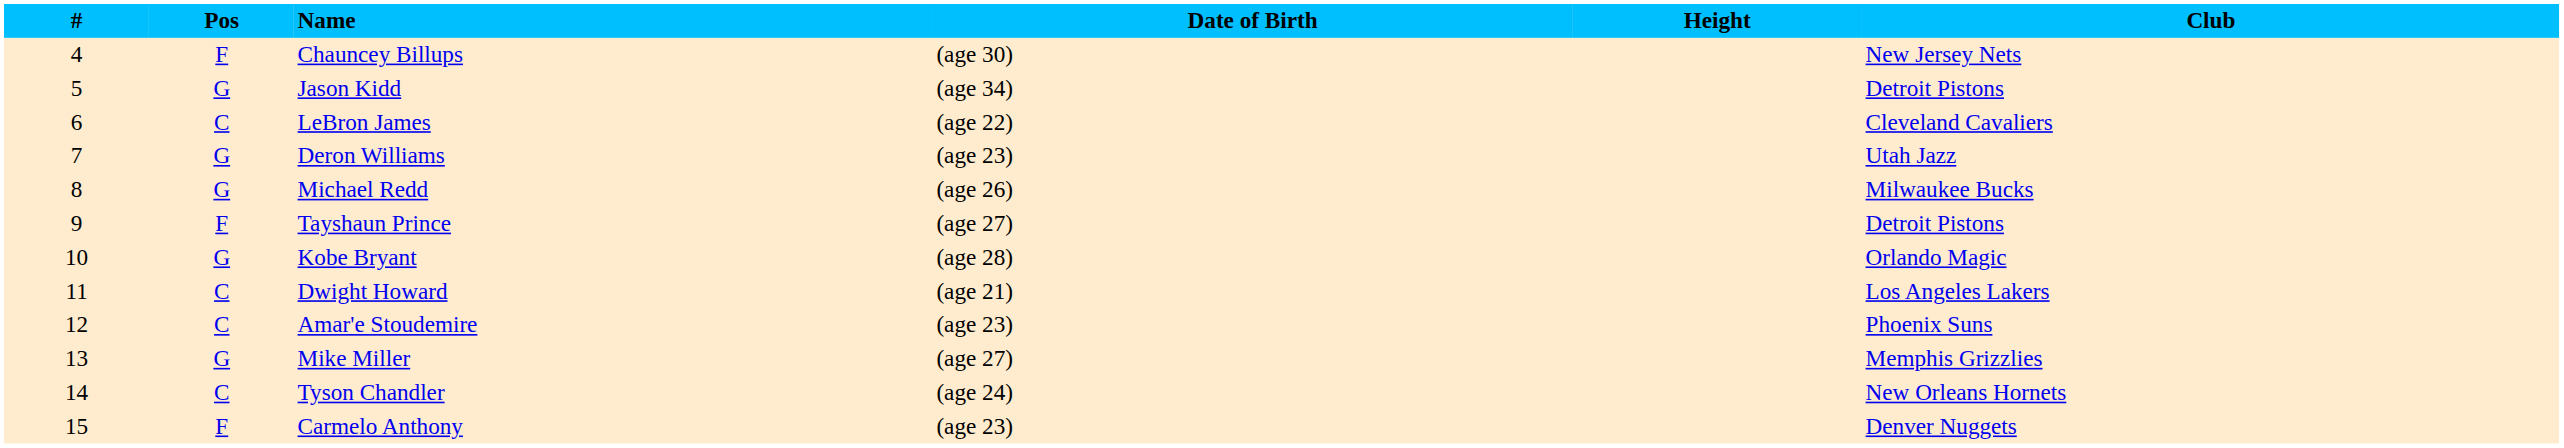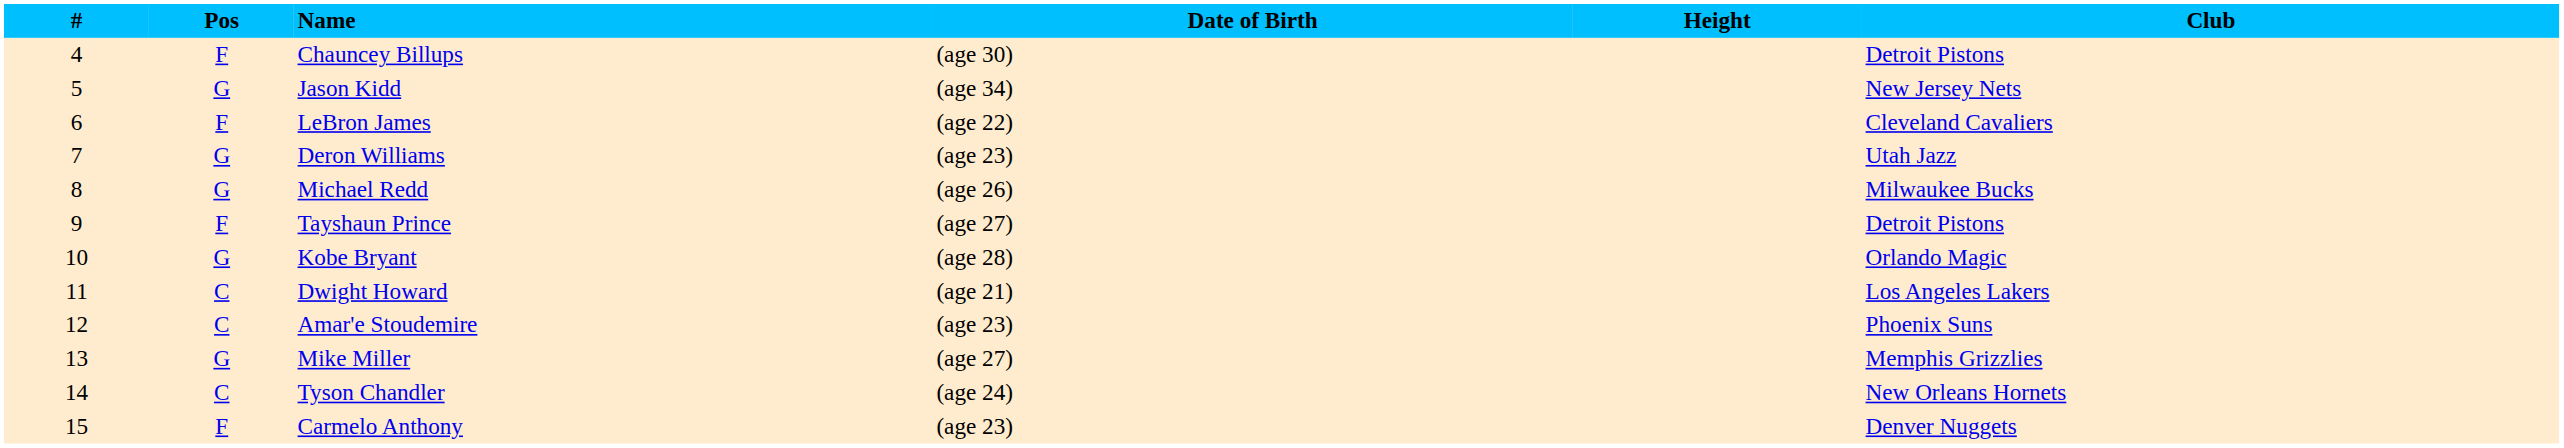(1943, 54) New Jersey Nets -> (1935, 54) Detroit Pistons
(1935, 88) Detroit Pistons -> (1943, 88) New Jersey Nets
(222, 122) C -> (222, 122) F
